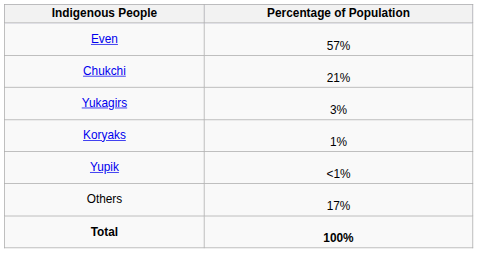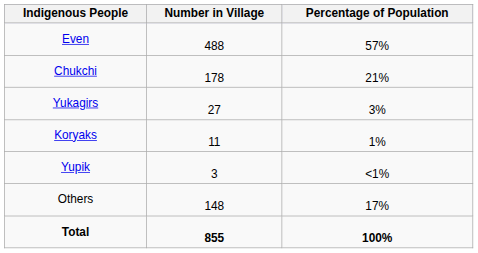+ column: (214, 13)
